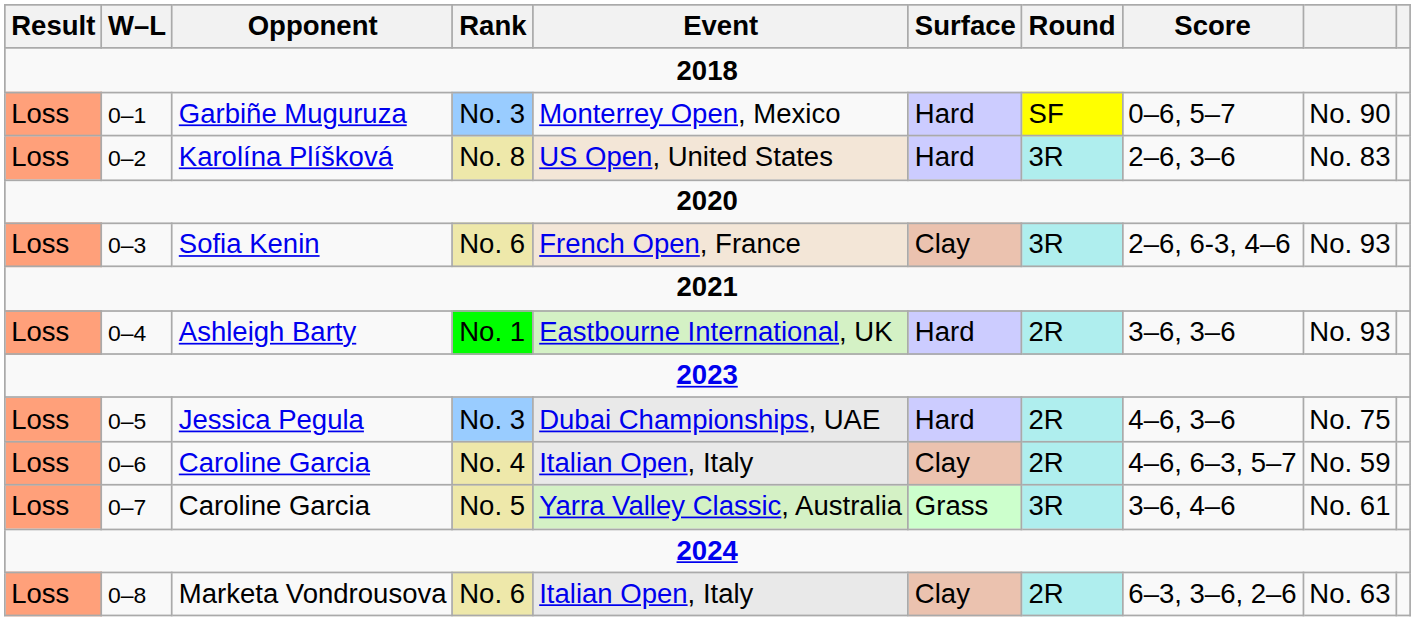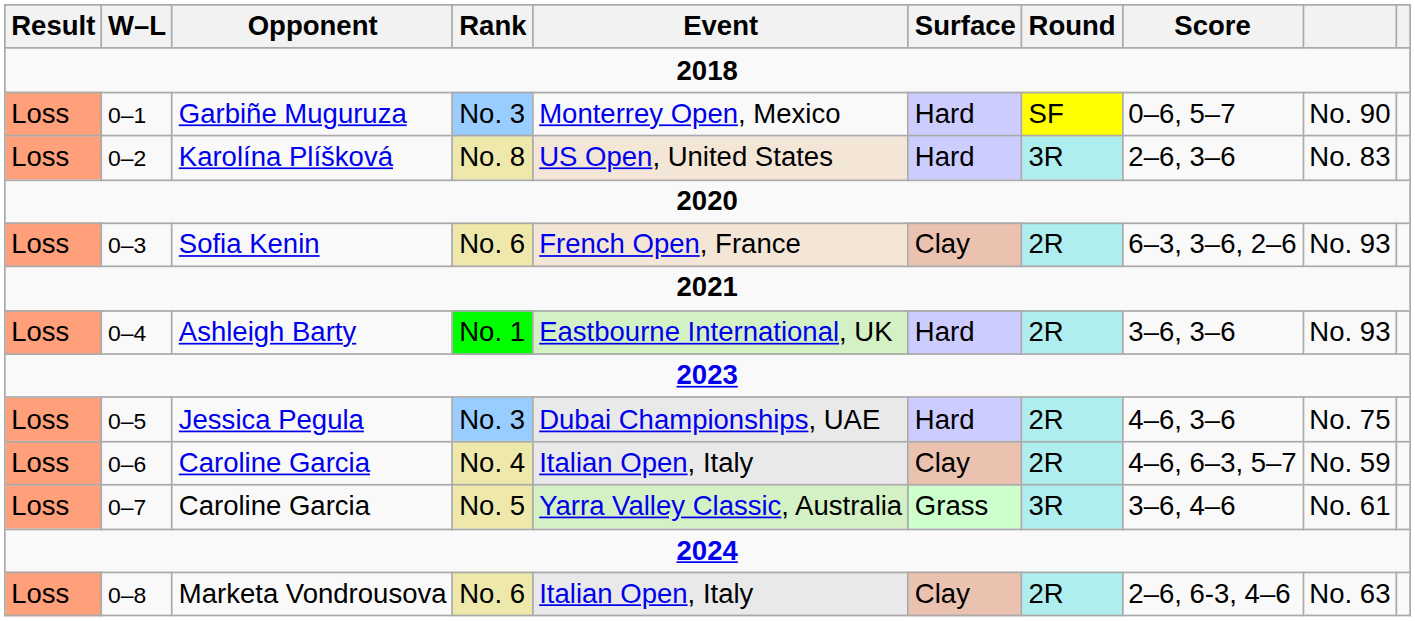(1046, 244) 3R -> (1046, 244) 2R
(1209, 244) 2–6, 6-3, 4–6 -> (1213, 244) 6–3, 3–6, 2–6
(1213, 593) 6–3, 3–6, 2–6 -> (1209, 593) 2–6, 6-3, 4–6
